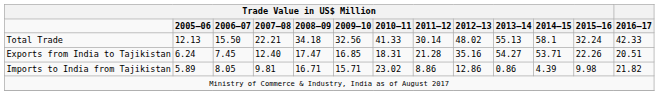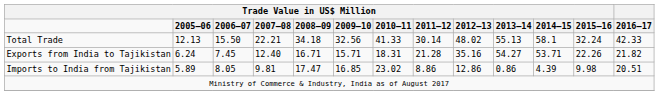(308, 54) 17.47 -> (308, 54) 16.71
(348, 54) 16.85 -> (348, 54) 15.71
(629, 54) 20.51 -> (629, 54) 21.82
(308, 69) 16.71 -> (308, 69) 17.47
(348, 69) 15.71 -> (348, 69) 16.85
(629, 69) 21.82 -> (629, 69) 20.51
